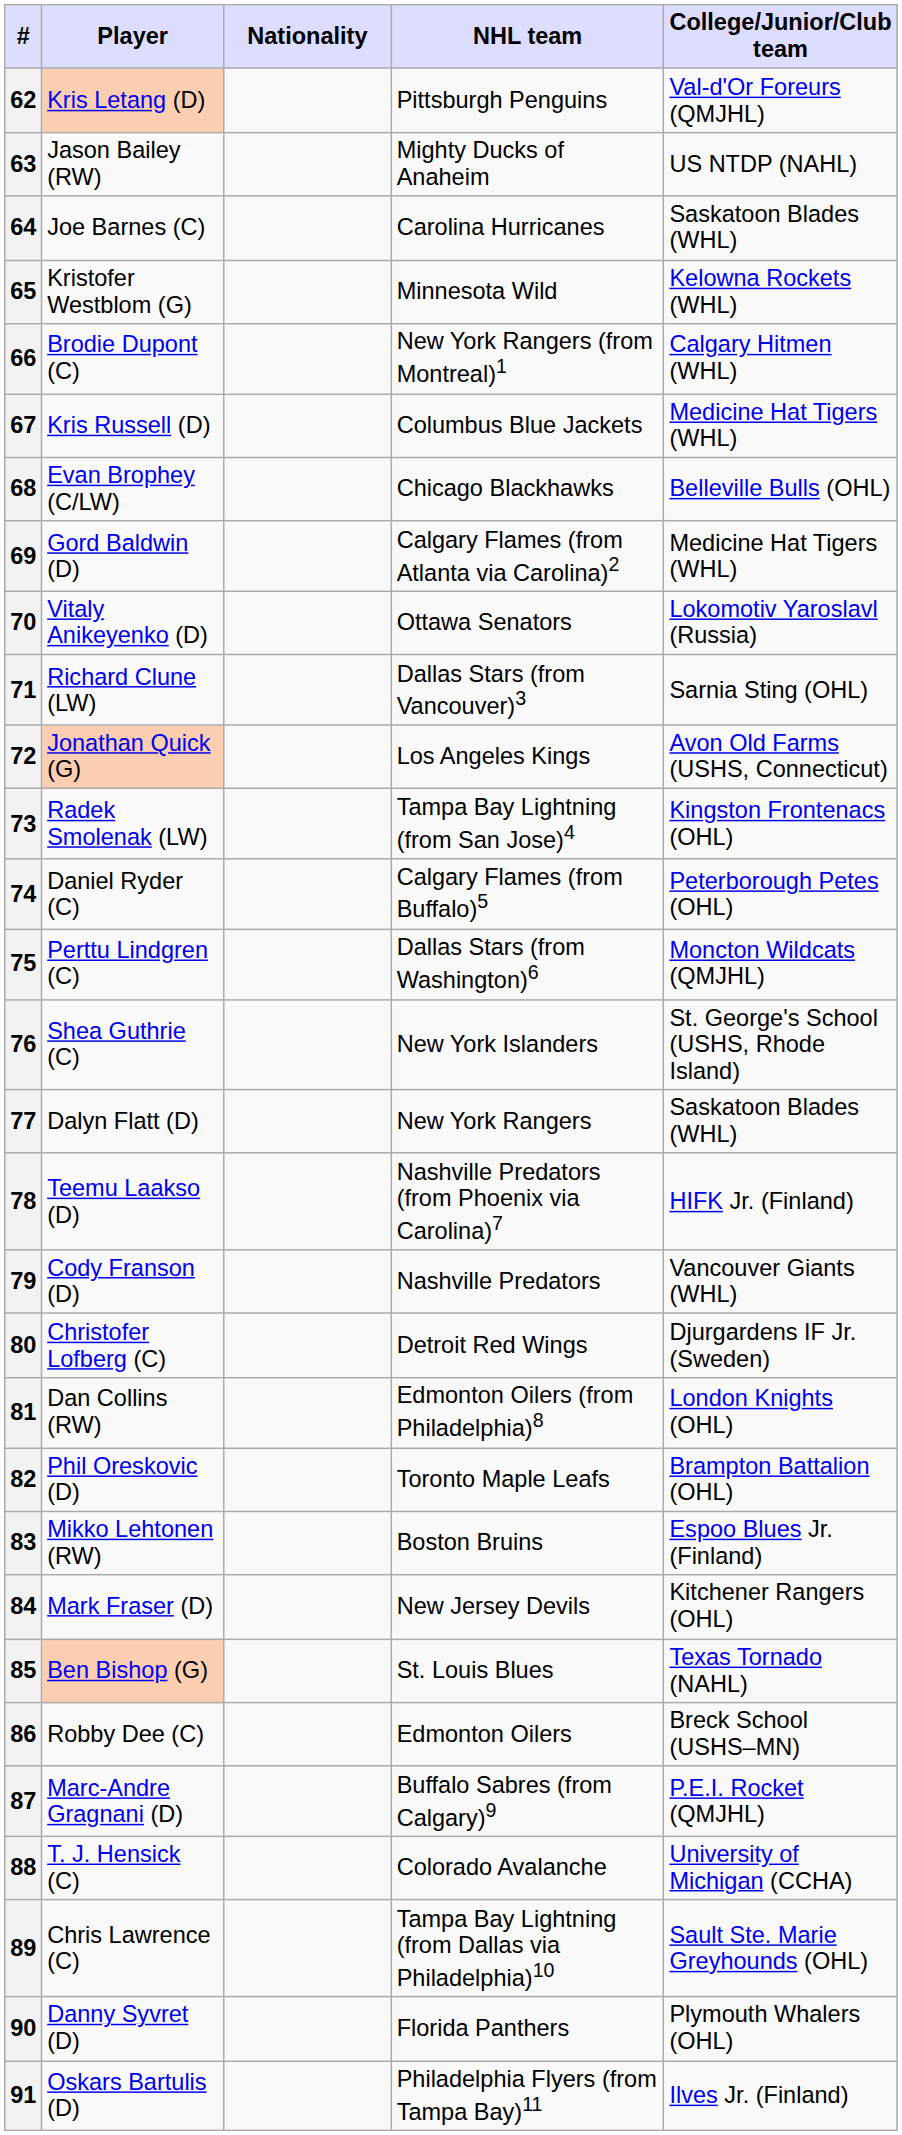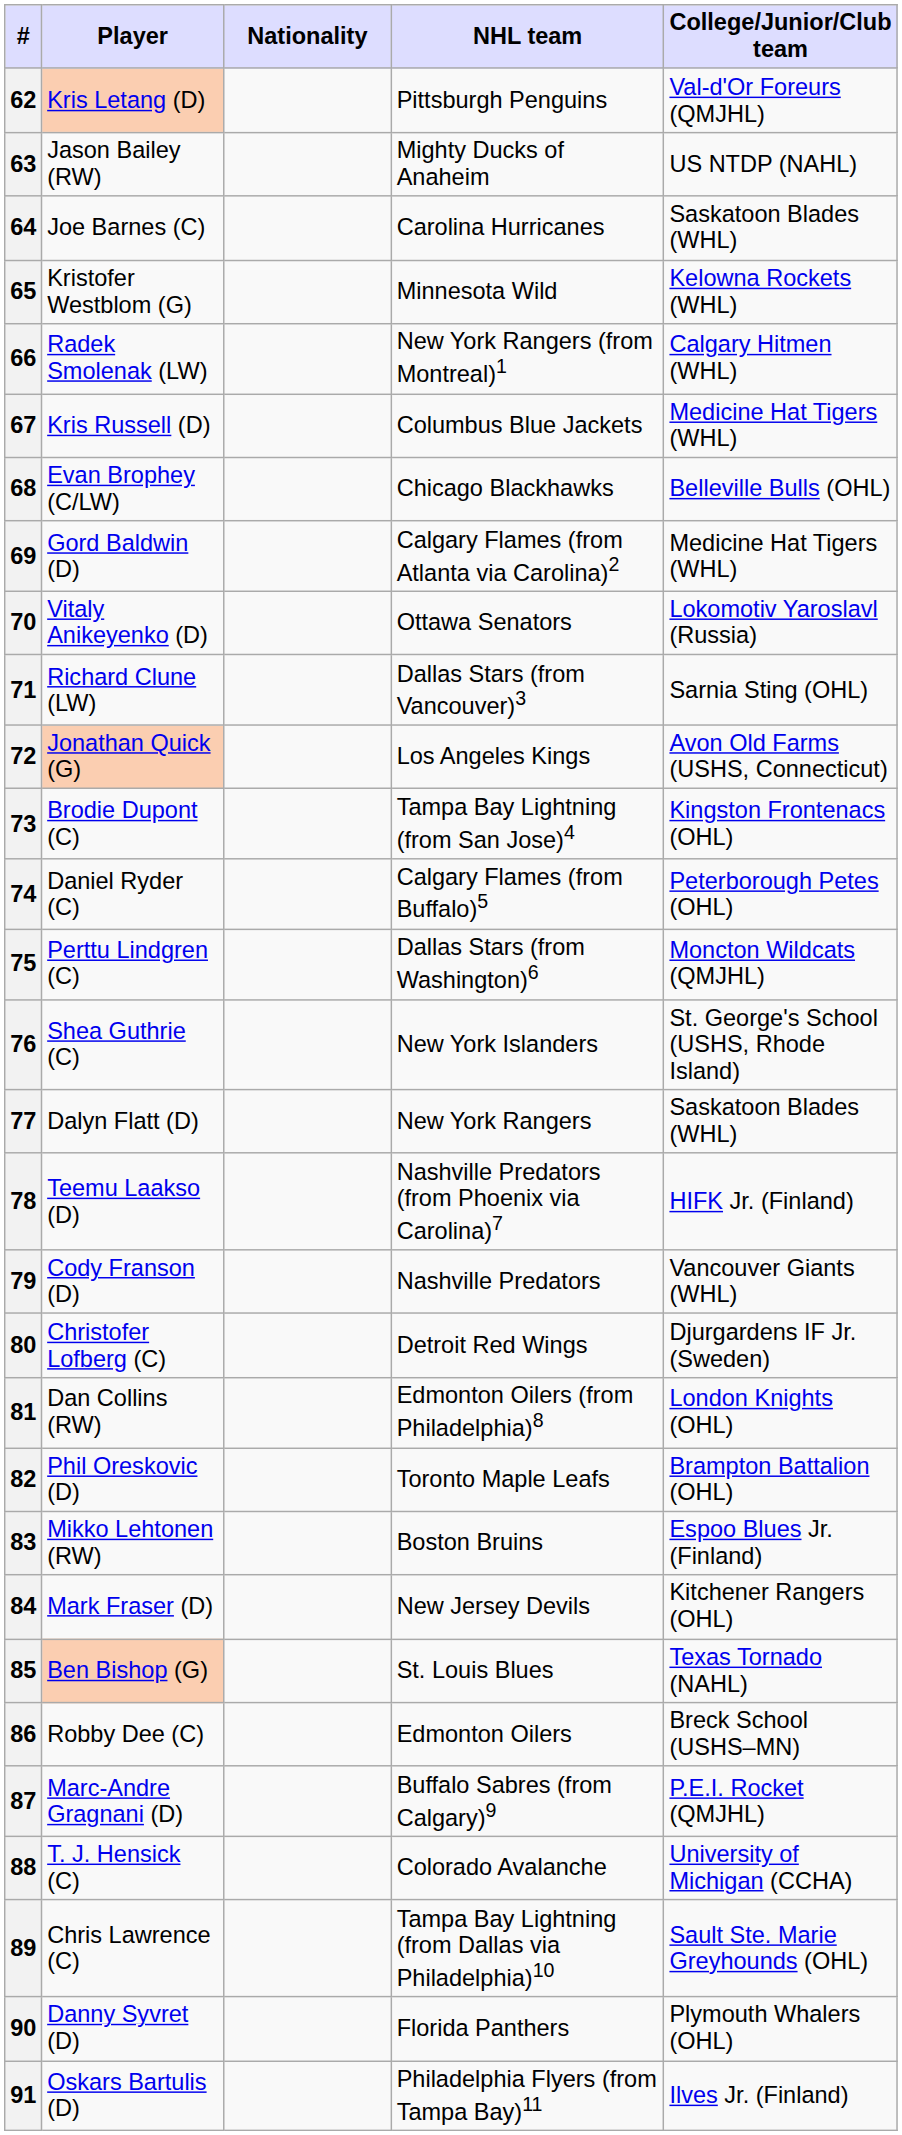(122, 358) Brodie Dupont (C) -> (127, 358) Radek Smolenak (LW)
(127, 823) Radek Smolenak (LW) -> (122, 823) Brodie Dupont (C)
